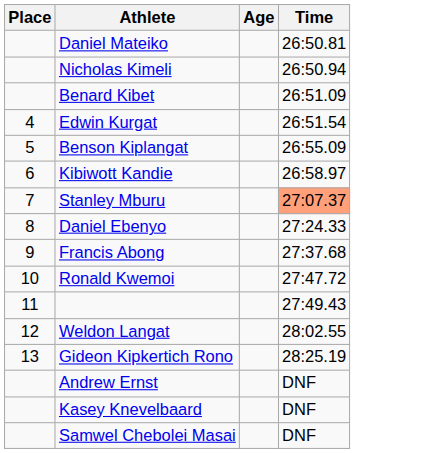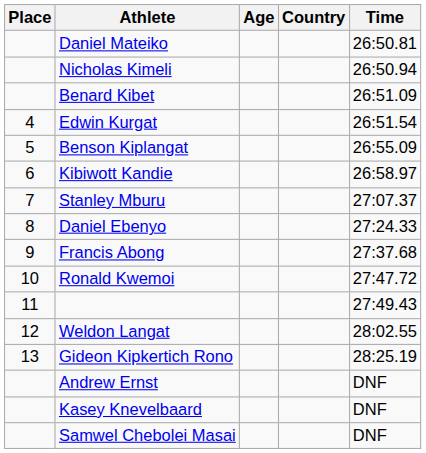+ column: (314, 17)
(314, 200) lightsalmon background -> (385, 200) no background
